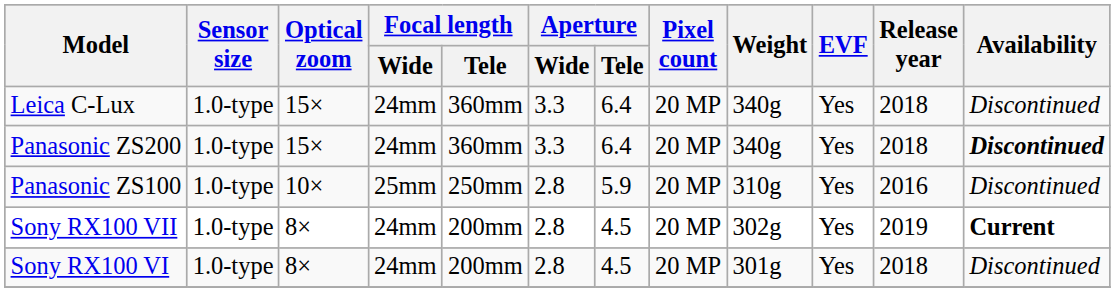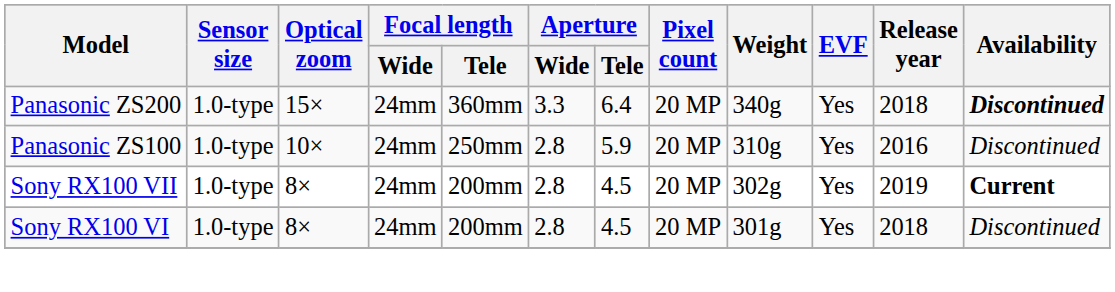- row: (73, 105)
(405, 186) 25mm -> (405, 146) 24mm
